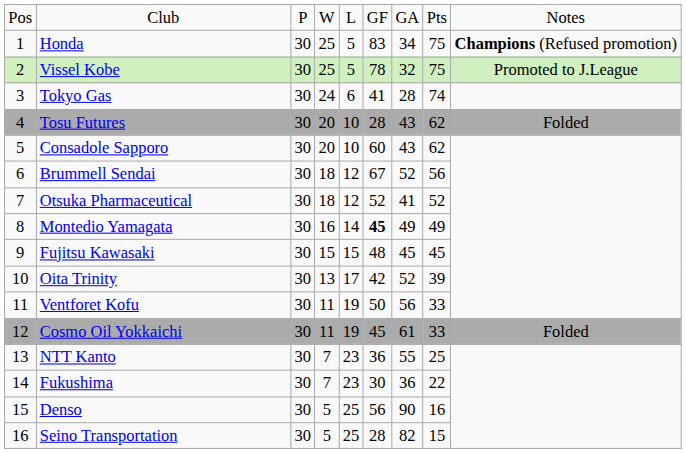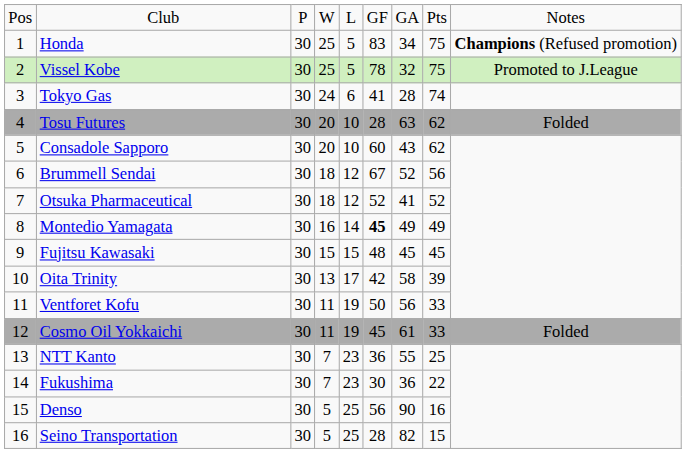(407, 122) 43 -> (407, 122) 63
(407, 278) 52 -> (407, 278) 58
